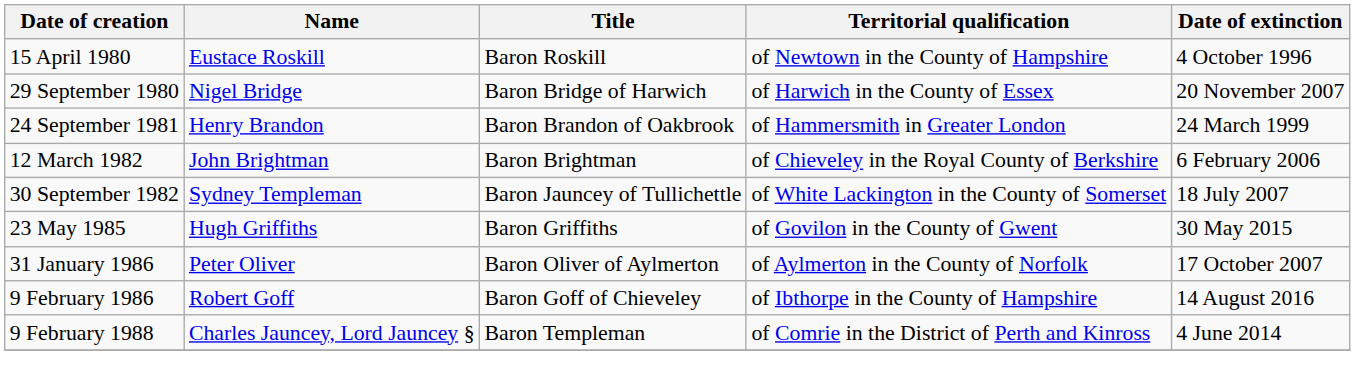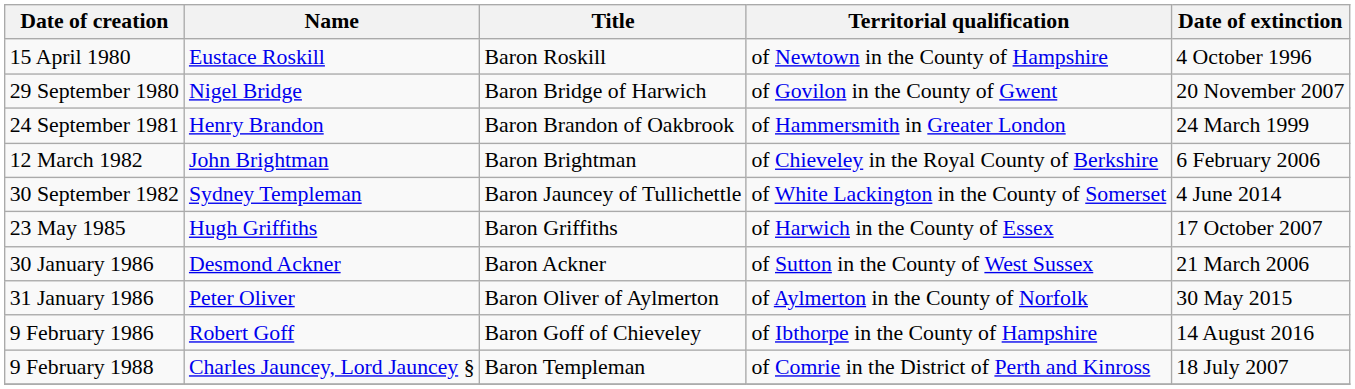(903, 90) of Harwich in the County of Essex -> (904, 90) of Govilon in the County of Gwent
(1232, 194) 18 July 2007 -> (1229, 194) 4 June 2014
(904, 228) of Govilon in the County of Gwent -> (903, 228) of Harwich in the County of Essex
(1234, 228) 30 May 2015 -> (1249, 228) 17 October 2007
+ row: (82, 263)
(1249, 263) 17 October 2007 -> (1234, 297) 30 May 2015
(1229, 332) 4 June 2014 -> (1232, 366) 18 July 2007
